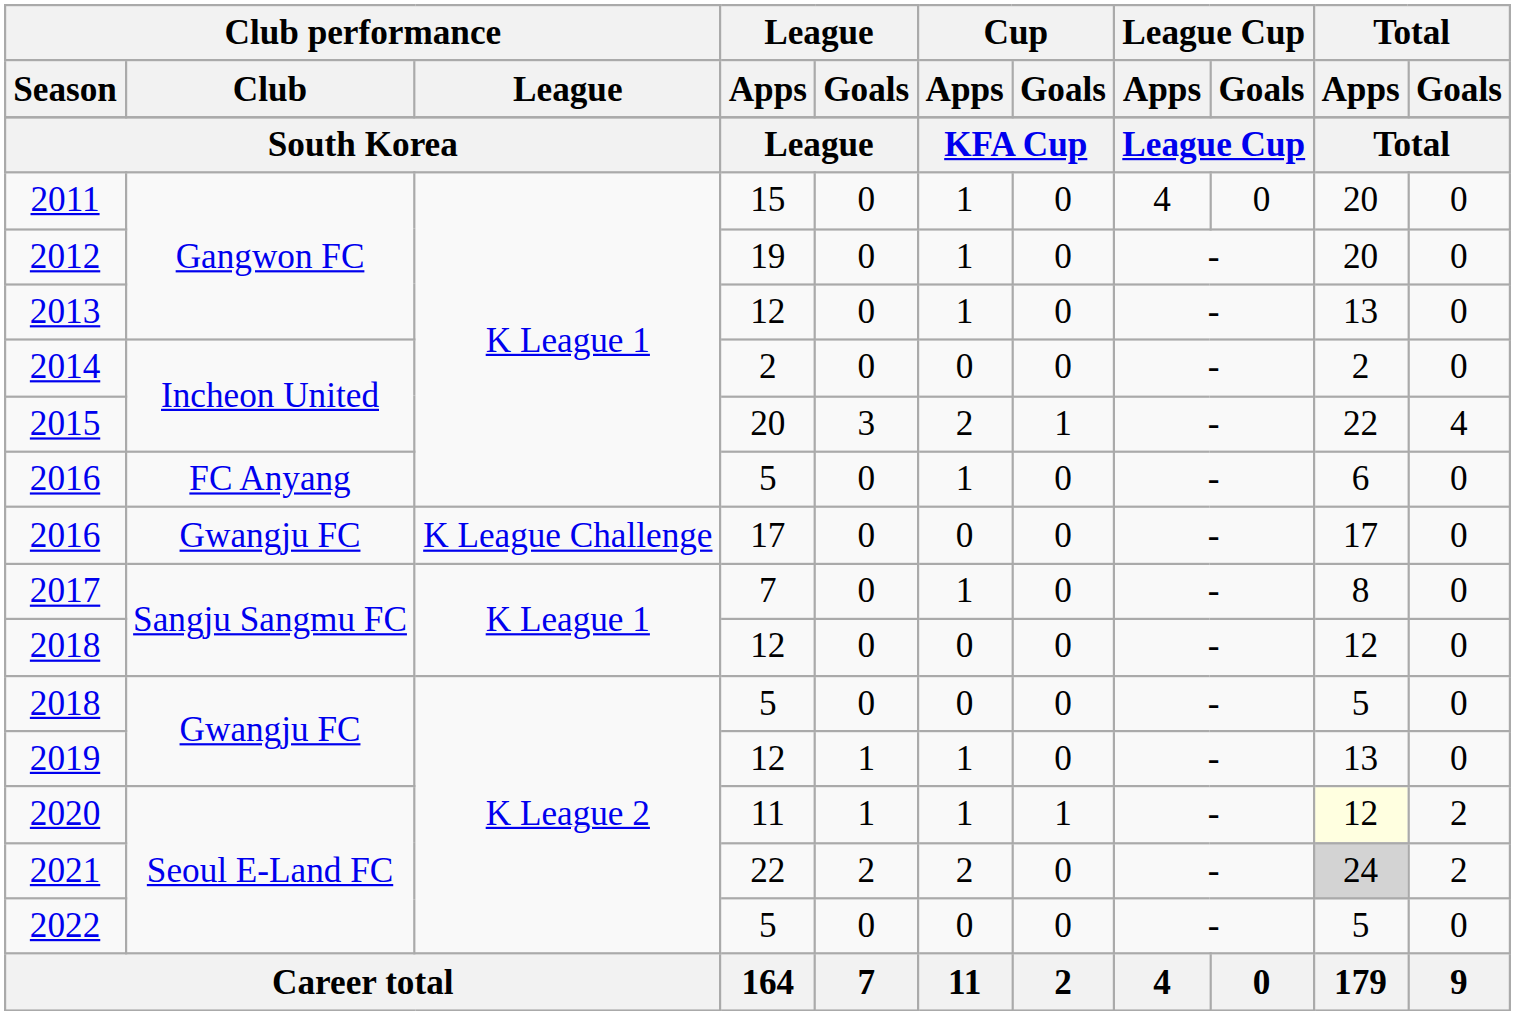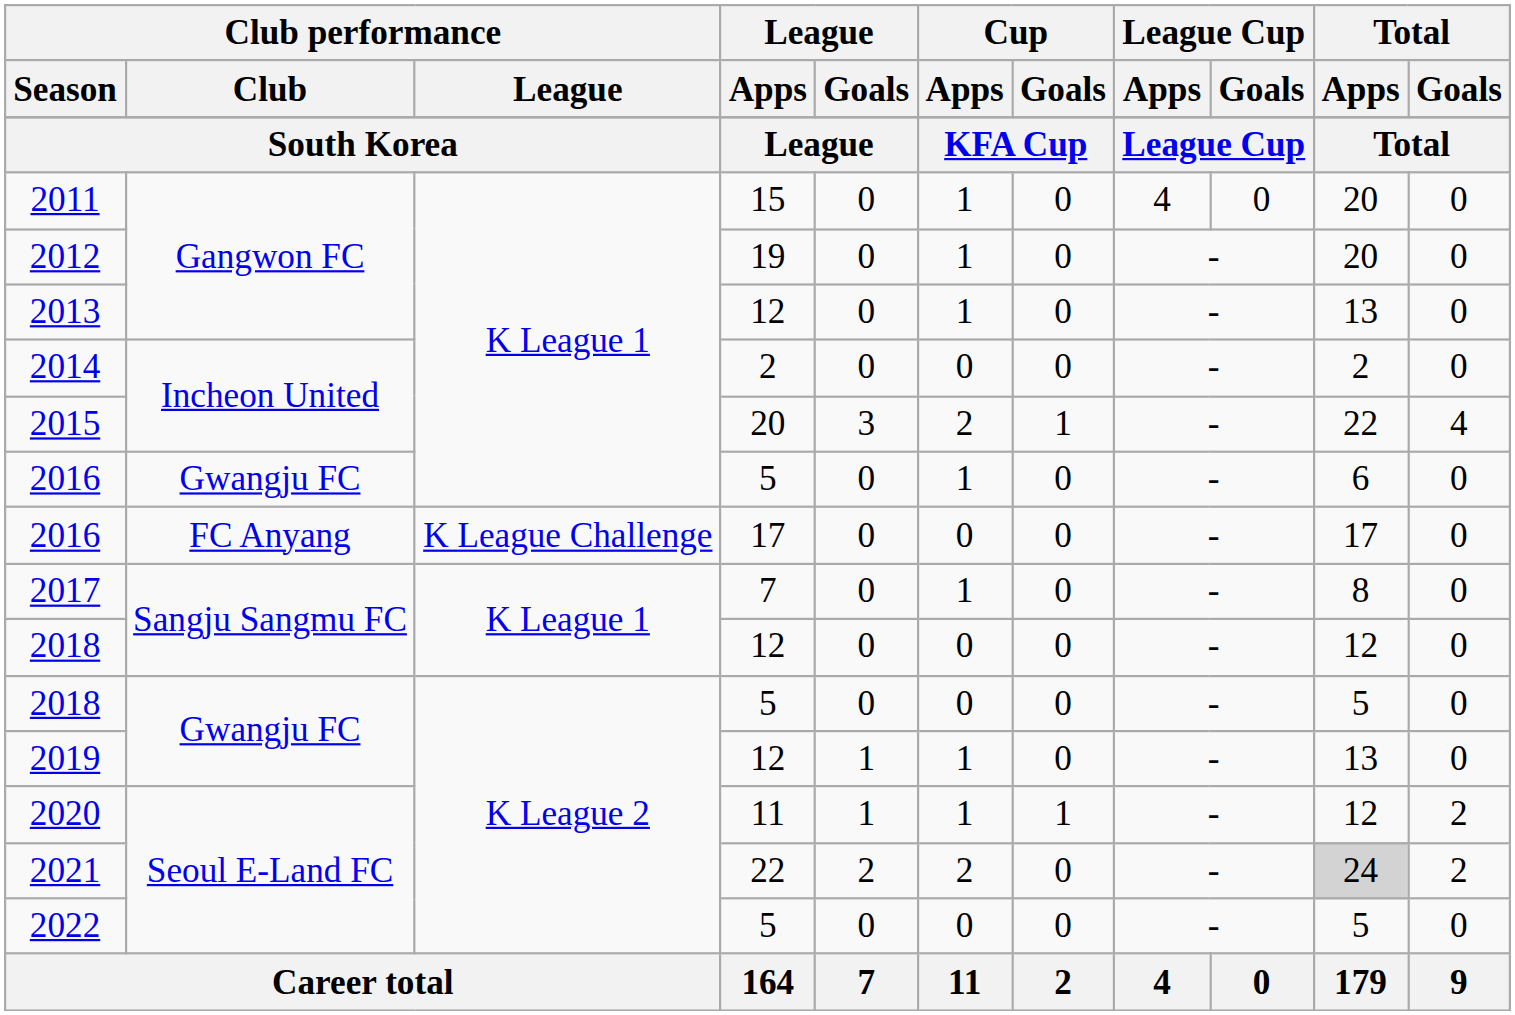(270, 479) FC Anyang -> (270, 479) Gwangju FC
(270, 534) Gwangju FC -> (270, 534) FC Anyang
(1361, 813) lightyellow background -> (1361, 813) no background
